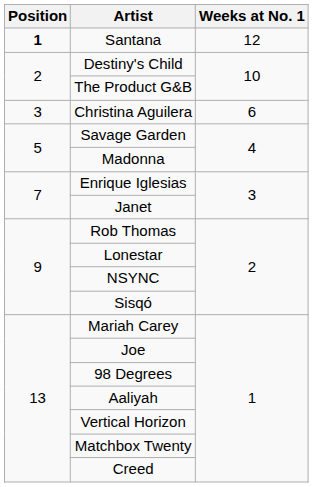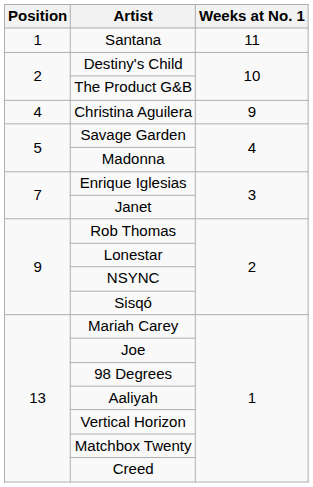(38, 40) bold -> (38, 40) normal
(252, 40) 12 -> (252, 40) 11
(38, 111) 3 -> (38, 111) 4
(252, 111) 6 -> (252, 111) 9
